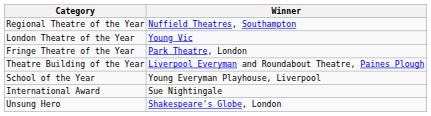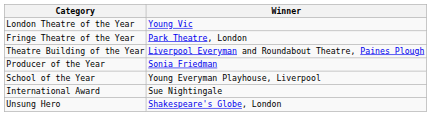- row: (75, 24)
+ row: (56, 64)
